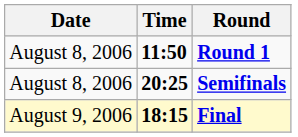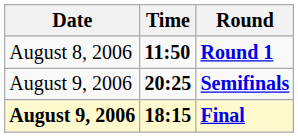(71, 83) August 8, 2006 -> (71, 83) August 9, 2006
(71, 115) normal -> (72, 115) bold
